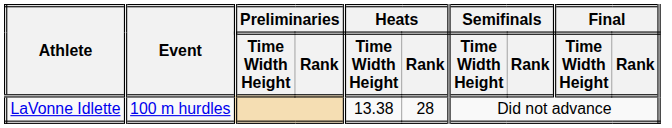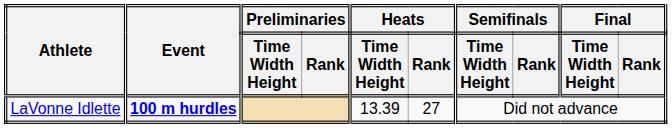(180, 109) normal -> (183, 109) bold
(374, 109) 13.38 -> (380, 109) 13.39
(425, 109) 28 -> (431, 109) 27
